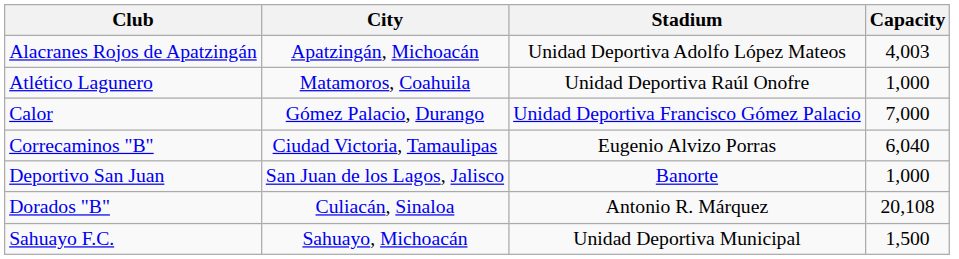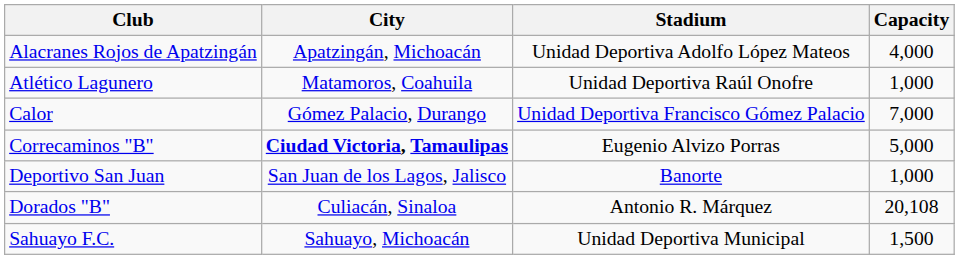(908, 51) 4,003 -> (911, 51) 4,000
(385, 144) normal -> (387, 144) bold
(908, 144) 6,040 -> (911, 144) 5,000
